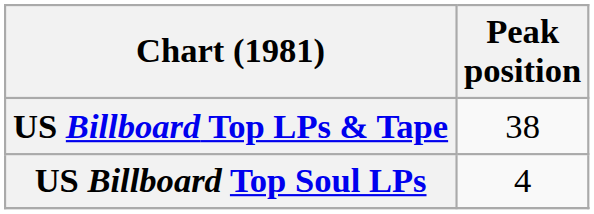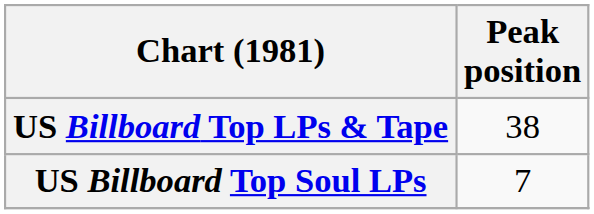(523, 180) 4 -> (523, 180) 7
